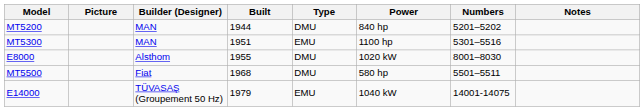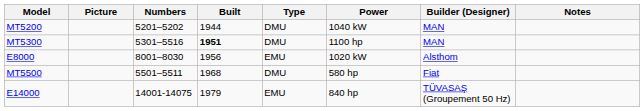columns swapped: (483, 12) <-> (180, 12)
(373, 27) 840 hp -> (348, 27) 1040 kW
(240, 42) normal -> (210, 42) bold
(305, 42) EMU -> (275, 42) DMU
(240, 57) 1955 -> (210, 57) 1956
(305, 57) DMU -> (275, 57) EMU
(378, 93) 1040 kW -> (343, 93) 840 hp
